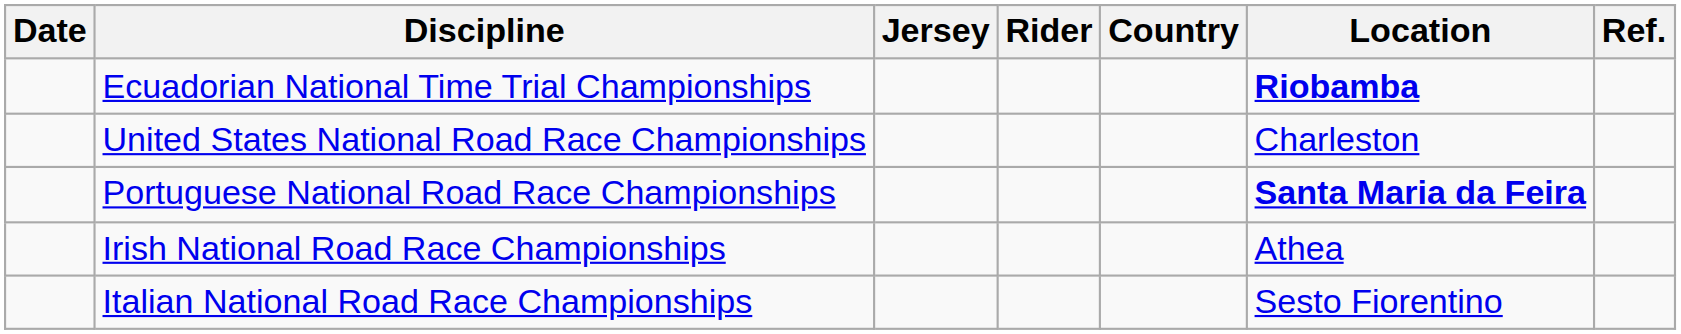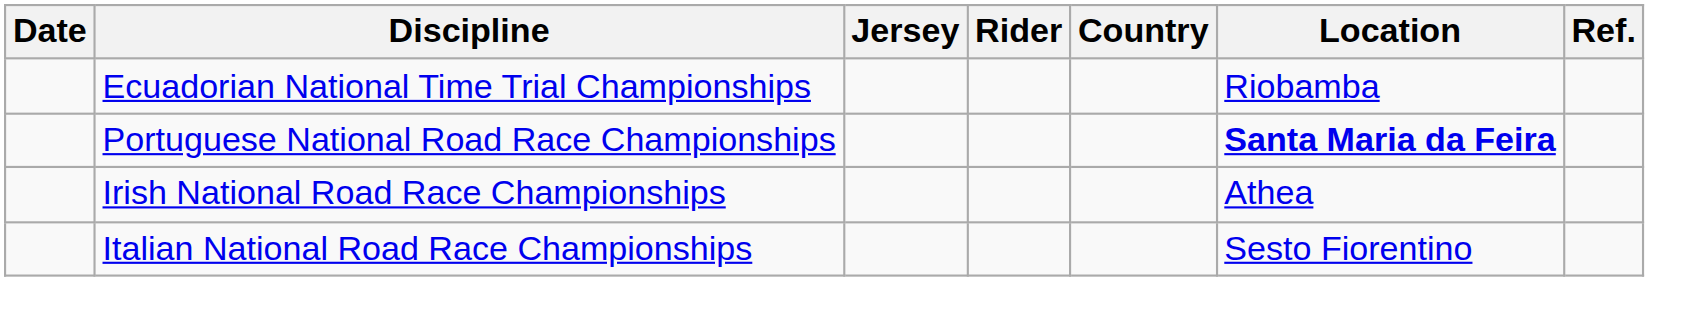(1337, 85) bold -> (1302, 85) normal
- row: (484, 139)
